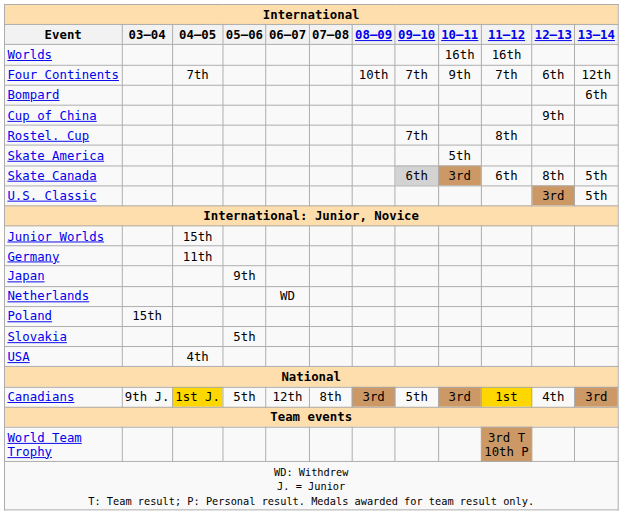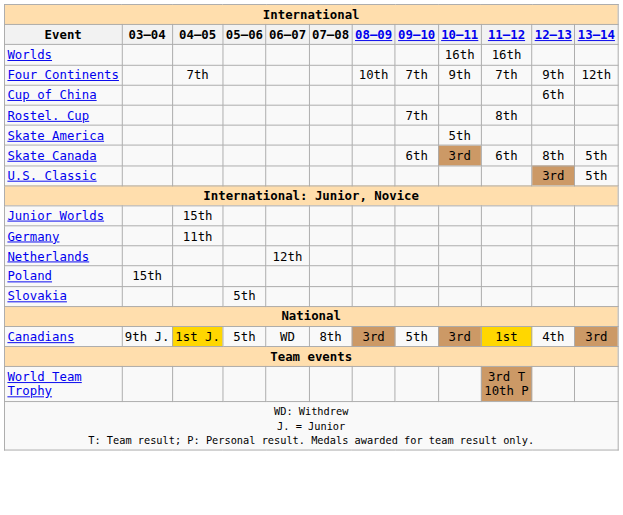(553, 75) 6th -> (553, 75) 9th
- row: (33, 95)
(553, 115) 9th -> (553, 95) 6th
(417, 176) lightgrey background -> (417, 155) no background
- row: (26, 276)
(287, 296) WD -> (287, 256) 12th
- row: (19, 357)
(287, 397) 12th -> (287, 337) WD
